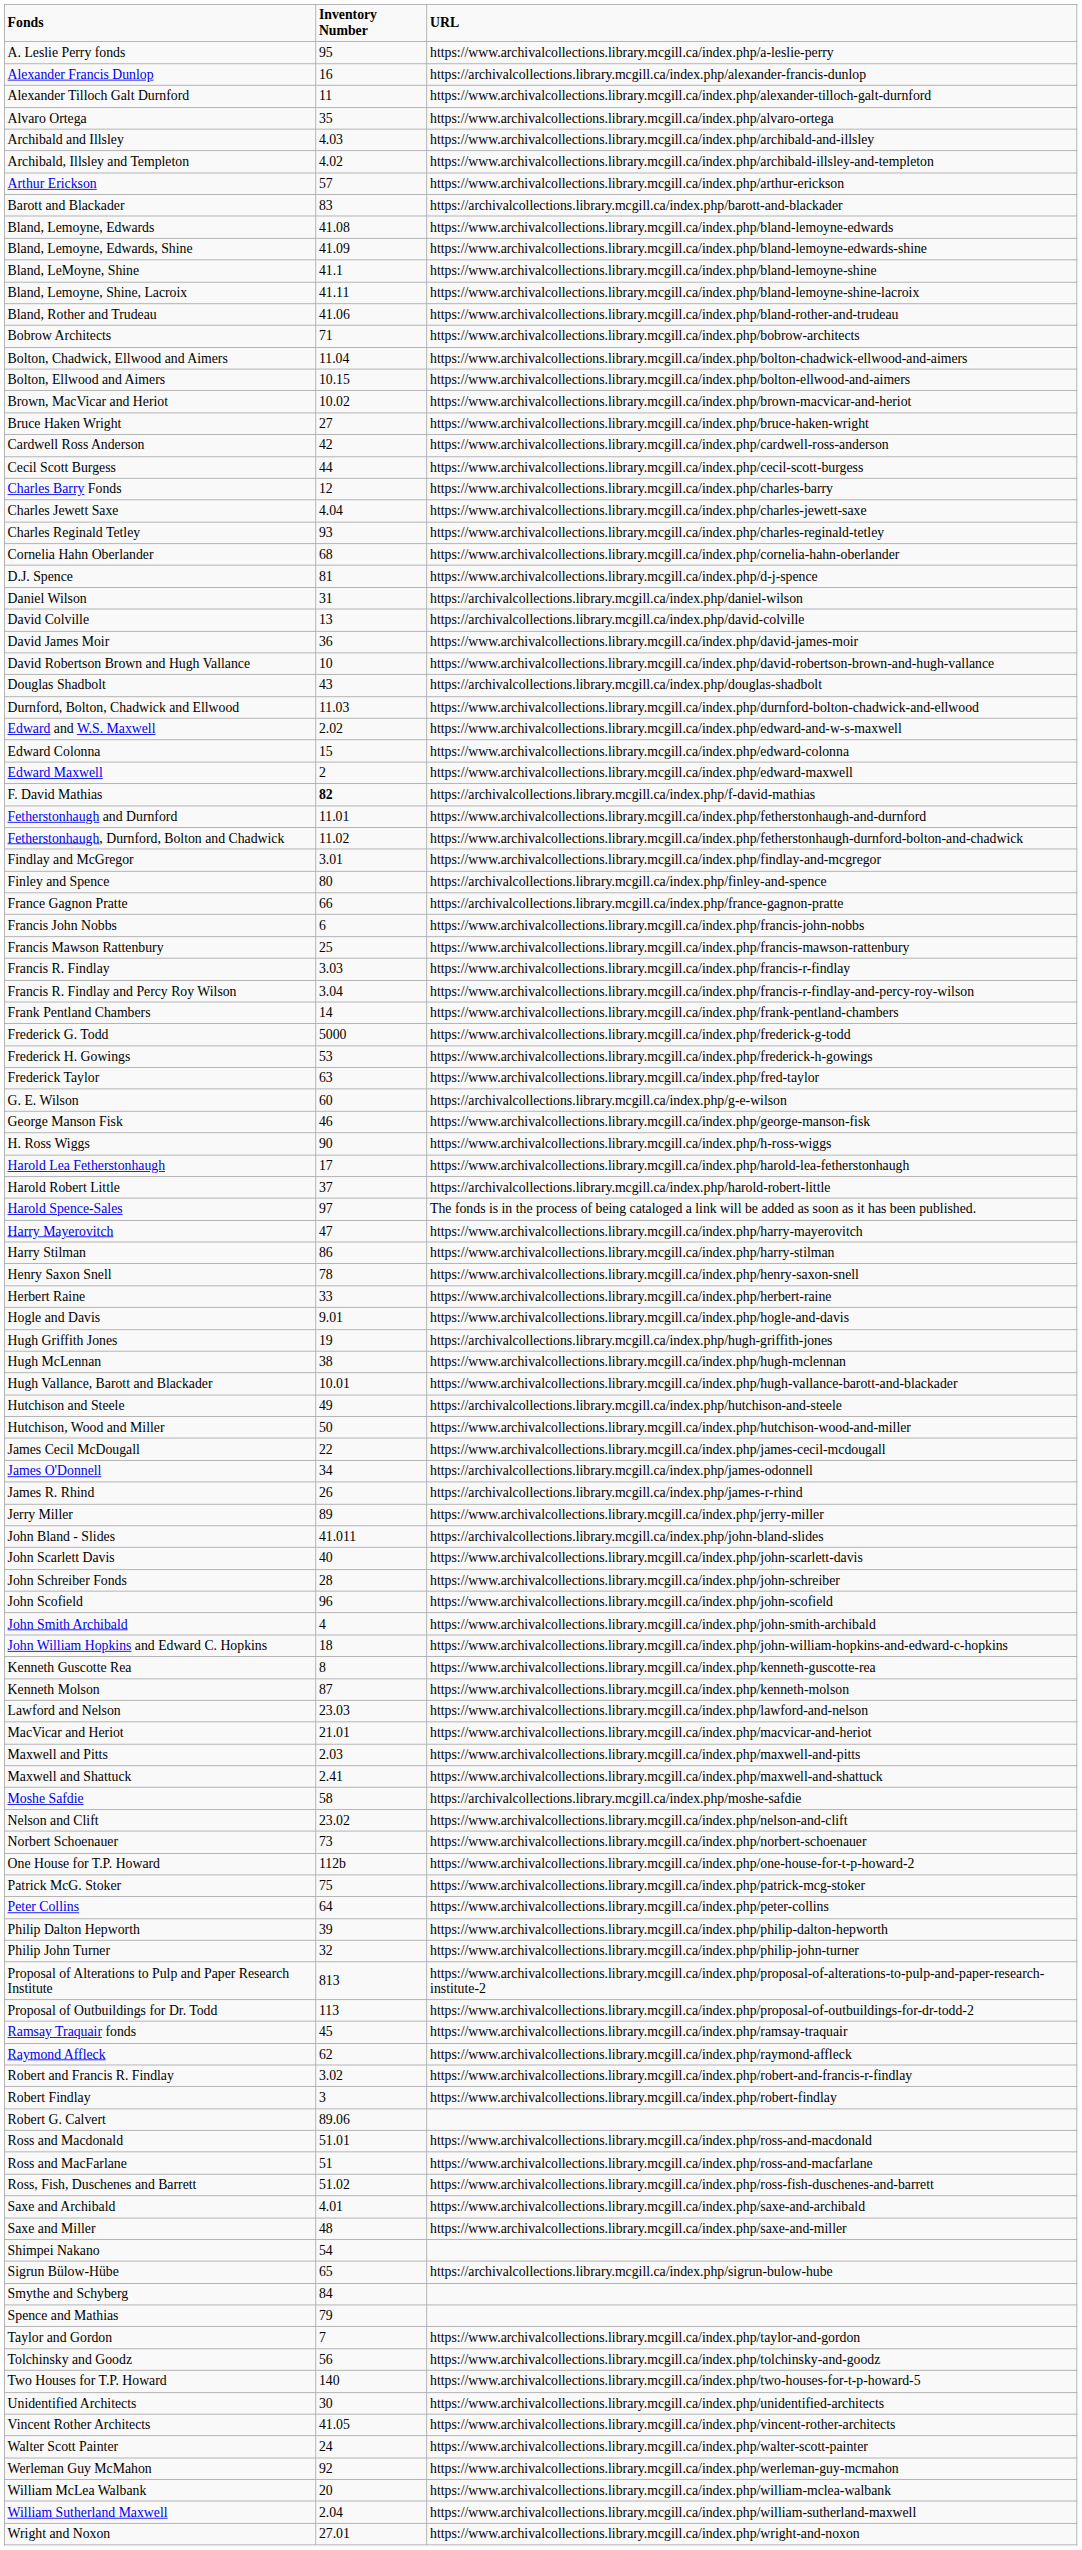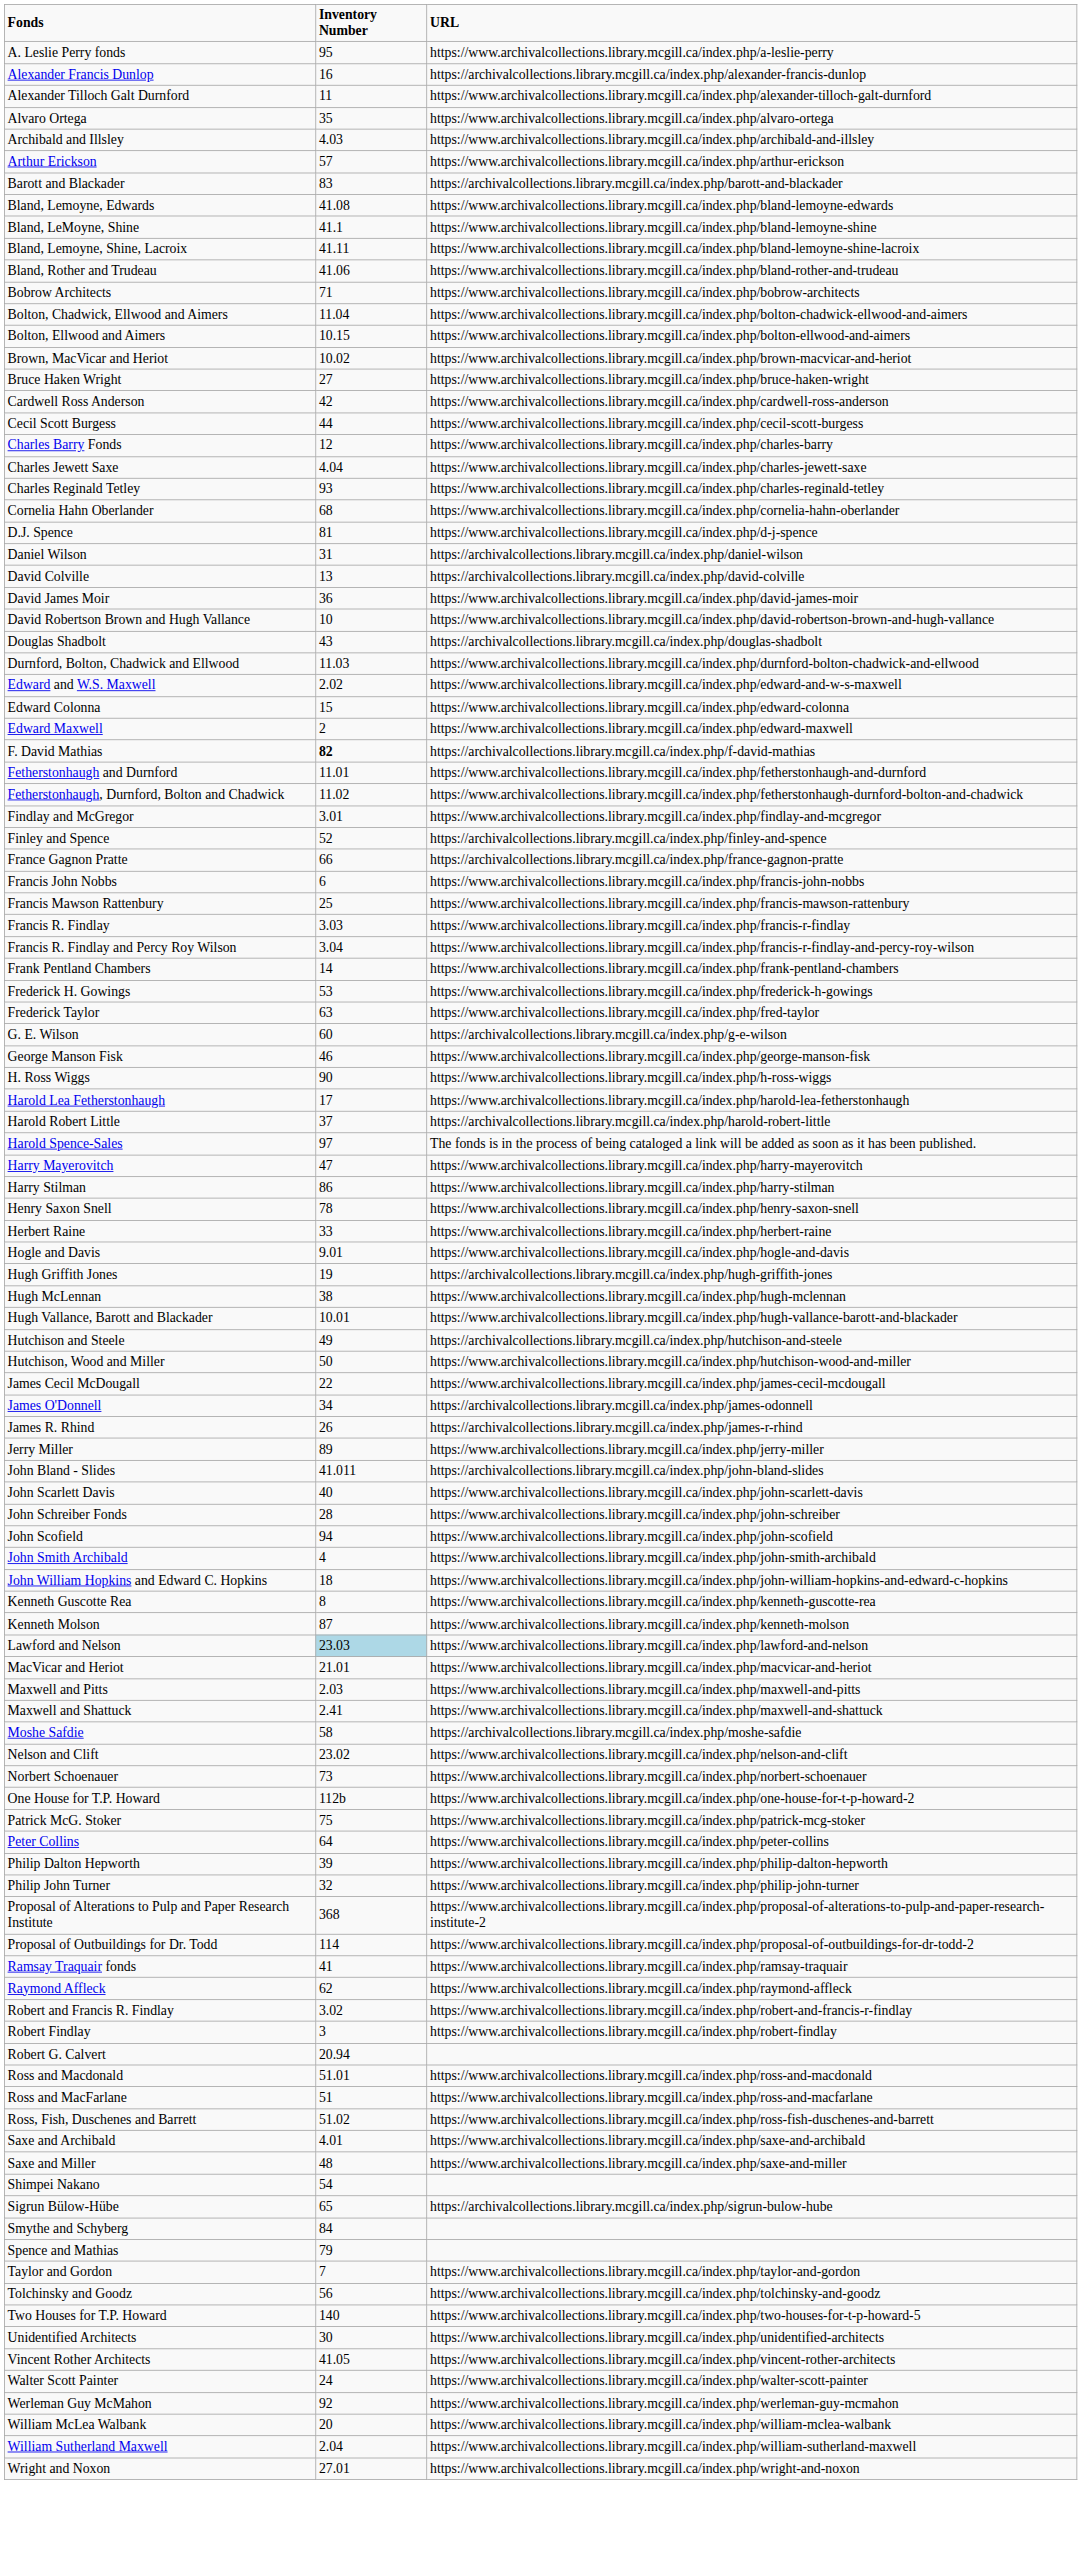- row: (98, 161)
- row: (100, 249)
(326, 881) 80 -> (326, 838) 52
- row: (58, 1034)
(326, 1602) 96 -> (326, 1536) 94
(334, 1711) no background -> (334, 1645) lightblue background
(329, 1980) 813 -> (329, 1915) 368
(329, 2010) 113 -> (329, 1944) 114
(326, 2032) 45 -> (326, 1966) 41
(334, 2119) 89.06 -> (334, 2054) 20.94
